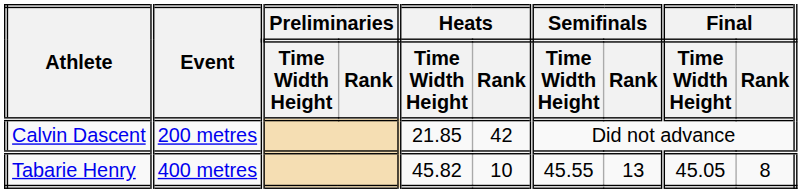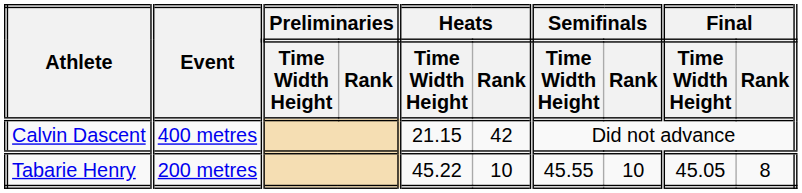(207, 136) 200 metres -> (207, 136) 400 metres
(437, 136) 21.85 -> (437, 136) 21.15
(207, 170) 400 metres -> (207, 170) 200 metres
(437, 170) 45.82 -> (437, 170) 45.22
(633, 170) 13 -> (633, 170) 10
